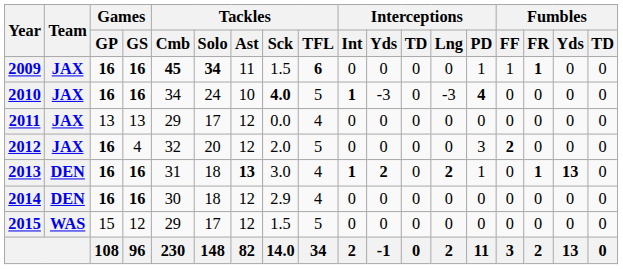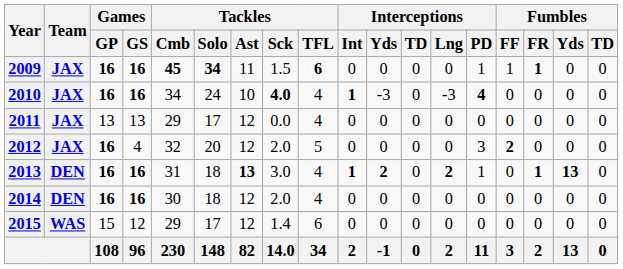(318, 95) 5 -> (318, 95) 4
(280, 198) 2.9 -> (280, 198) 2.0
(280, 224) 1.5 -> (280, 224) 1.4
(318, 224) 5 -> (318, 224) 6
